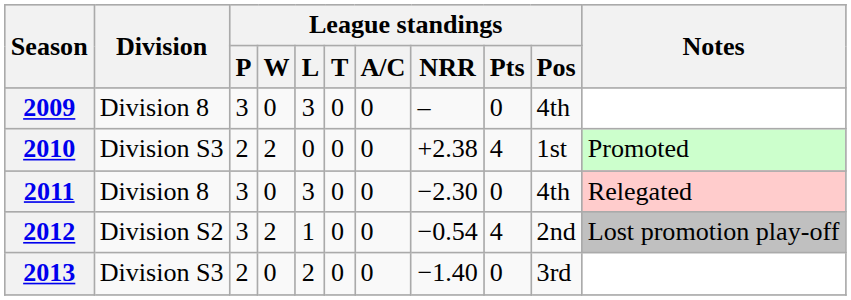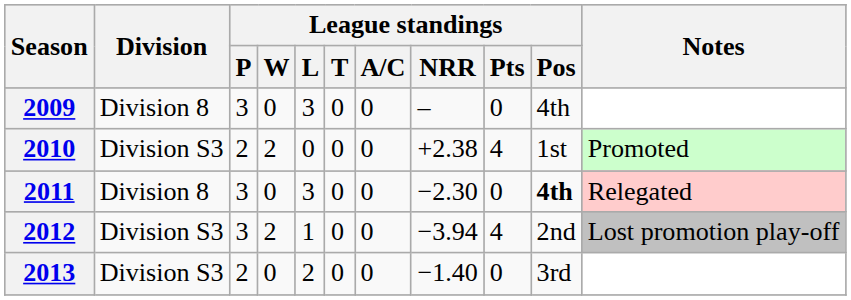(553, 190) normal -> (555, 190) bold
(162, 231) Division S2 -> (162, 231) Division S3
(448, 231) −0.54 -> (448, 231) −3.94
